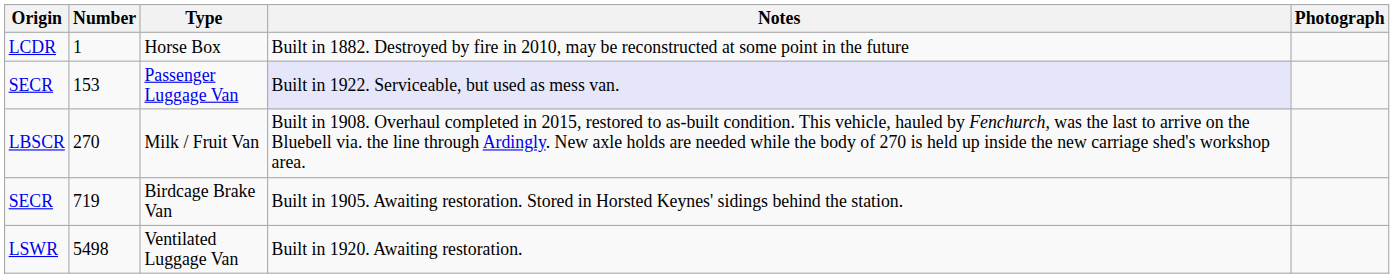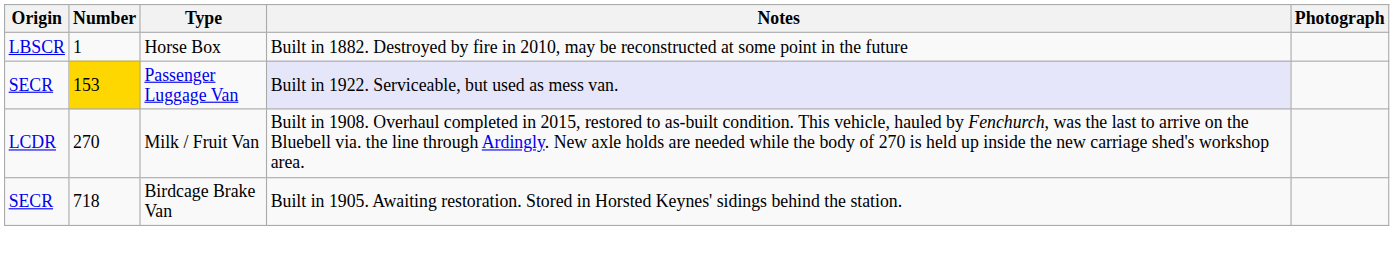(32, 46) LCDR -> (37, 46) LBSCR
(86, 84) no background -> (86, 84) gold background
(37, 143) LBSCR -> (32, 143) LCDR
(86, 201) 719 -> (86, 201) 718
- row: (191, 249)
